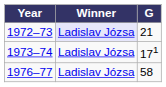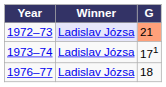(146, 32) no background -> (146, 32) lightsalmon background
(146, 72) 58 -> (146, 72) 18
